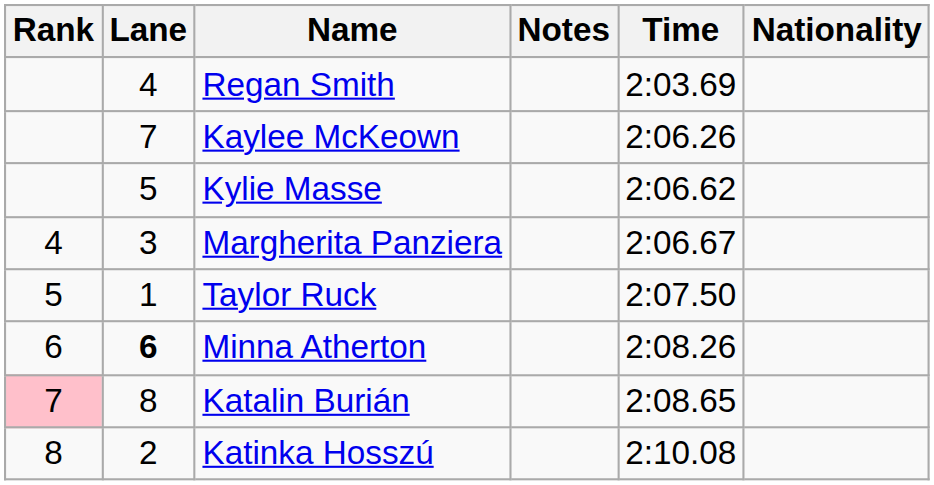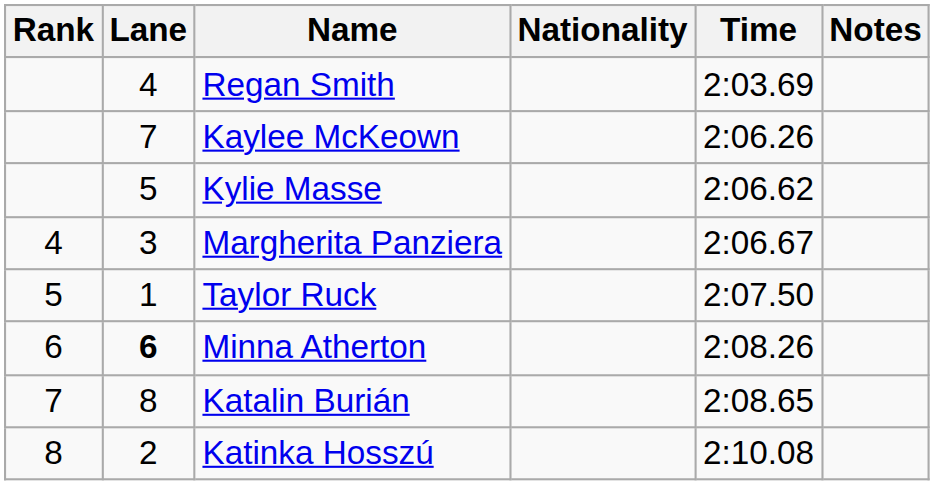columns swapped: (837, 30) <-> (564, 30)
(53, 400) pink background -> (53, 400) no background
